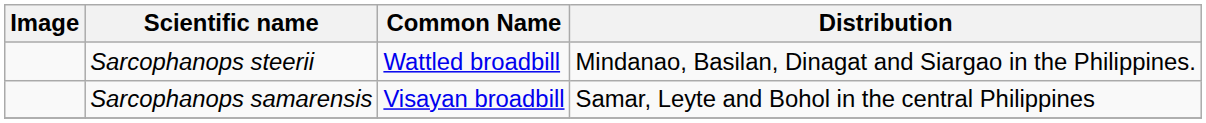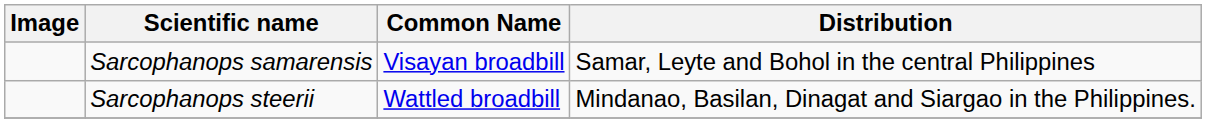rows swapped: (202, 61) <-> (231, 99)
